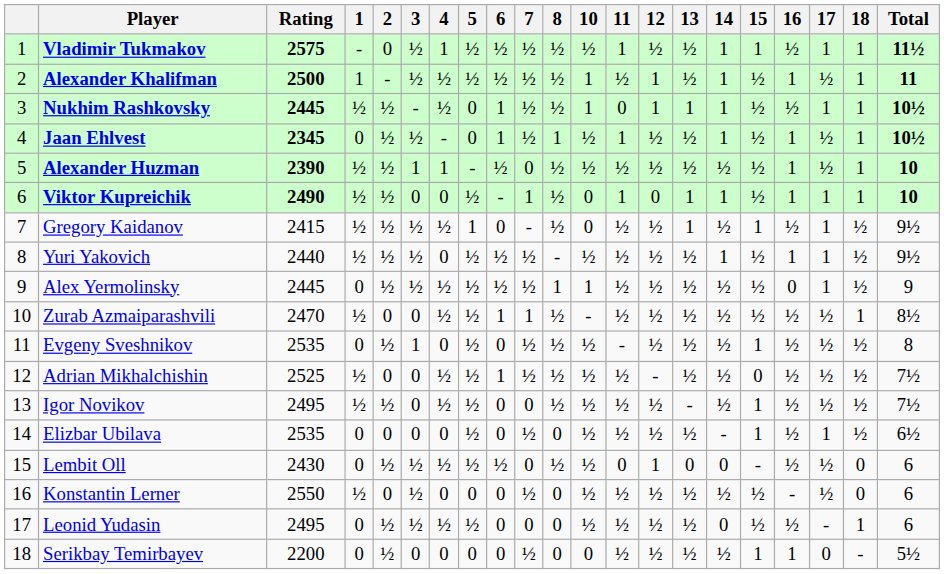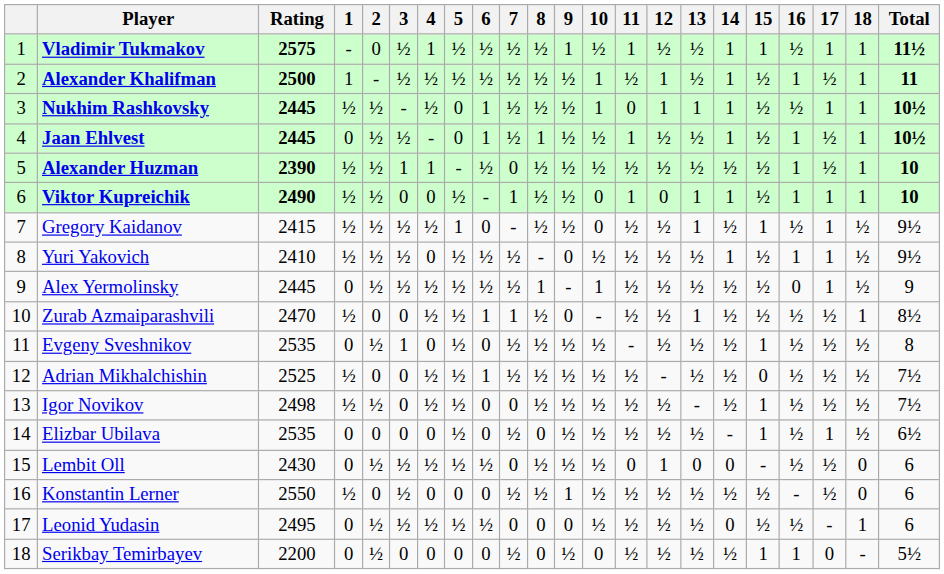+ column: (568, 19)
(306, 138) 2345 -> (297, 138) 2445
(306, 256) 2440 -> (297, 256) 2410
(690, 316) ½ -> (697, 316) 1
(306, 405) 2495 -> (297, 405) 2498
(557, 494) 0 -> (541, 494) ½
(501, 524) 0 -> (486, 524) ½
